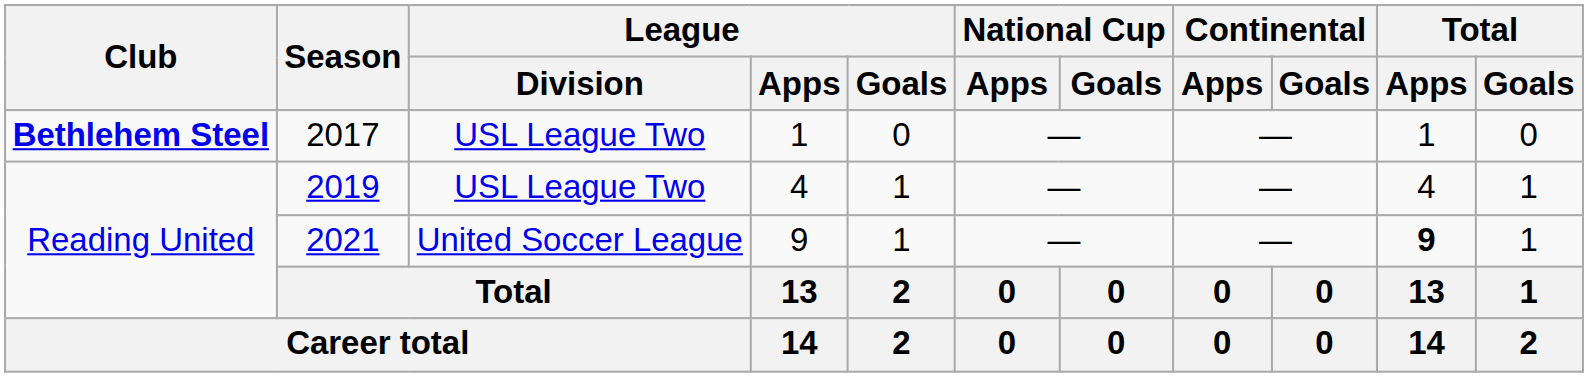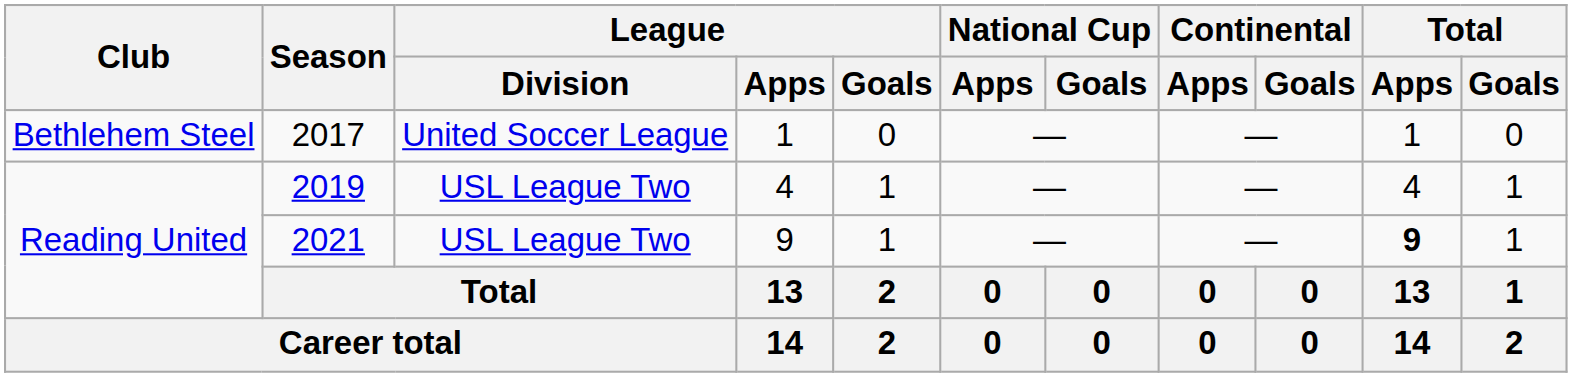(141, 135) bold -> (134, 135) normal
(580, 135) USL League Two -> (565, 135) United Soccer League
(580, 239) United Soccer League -> (565, 239) USL League Two
